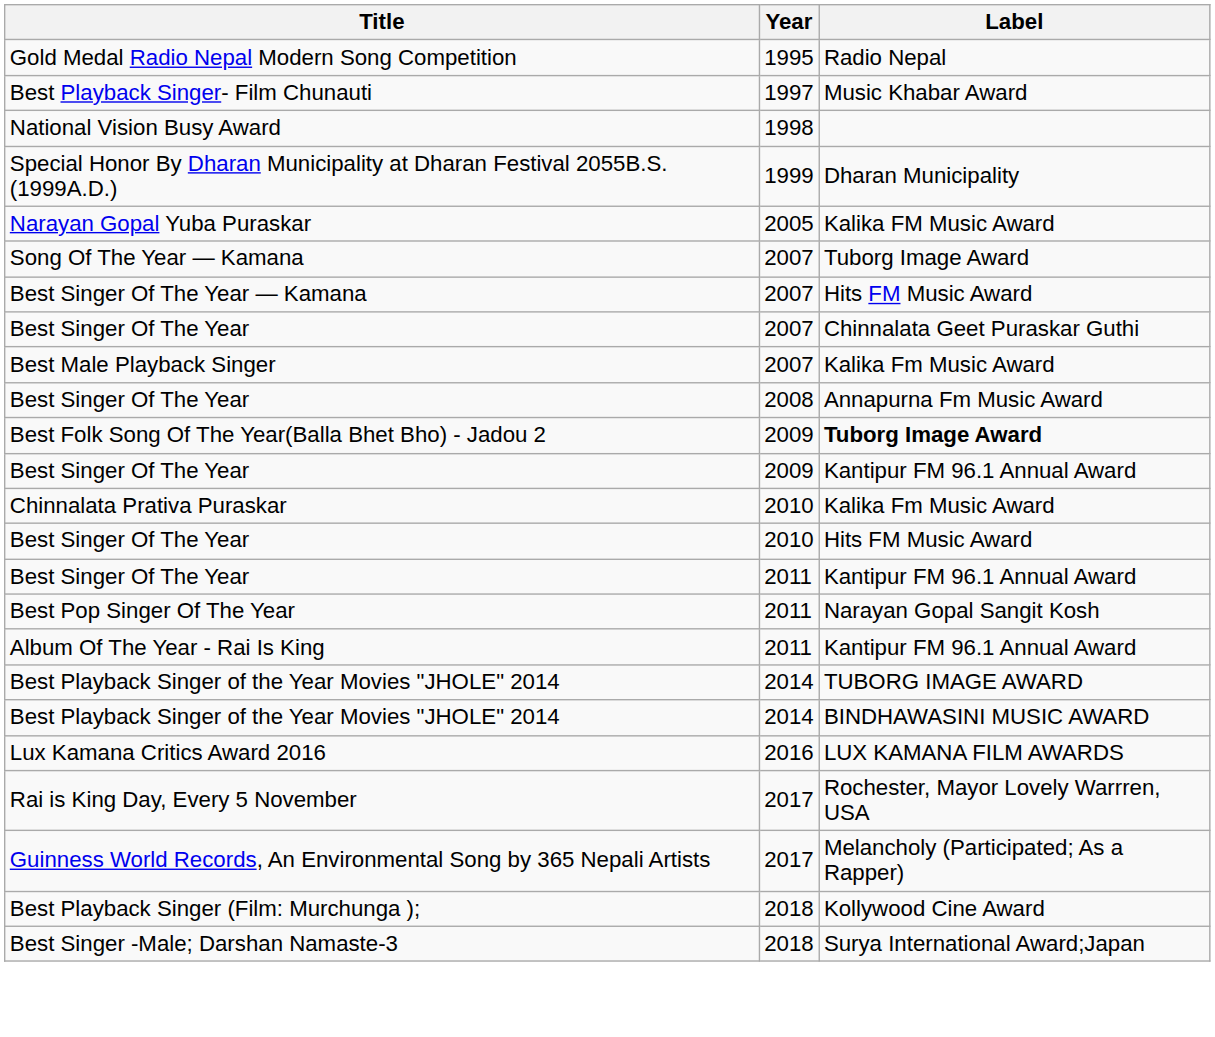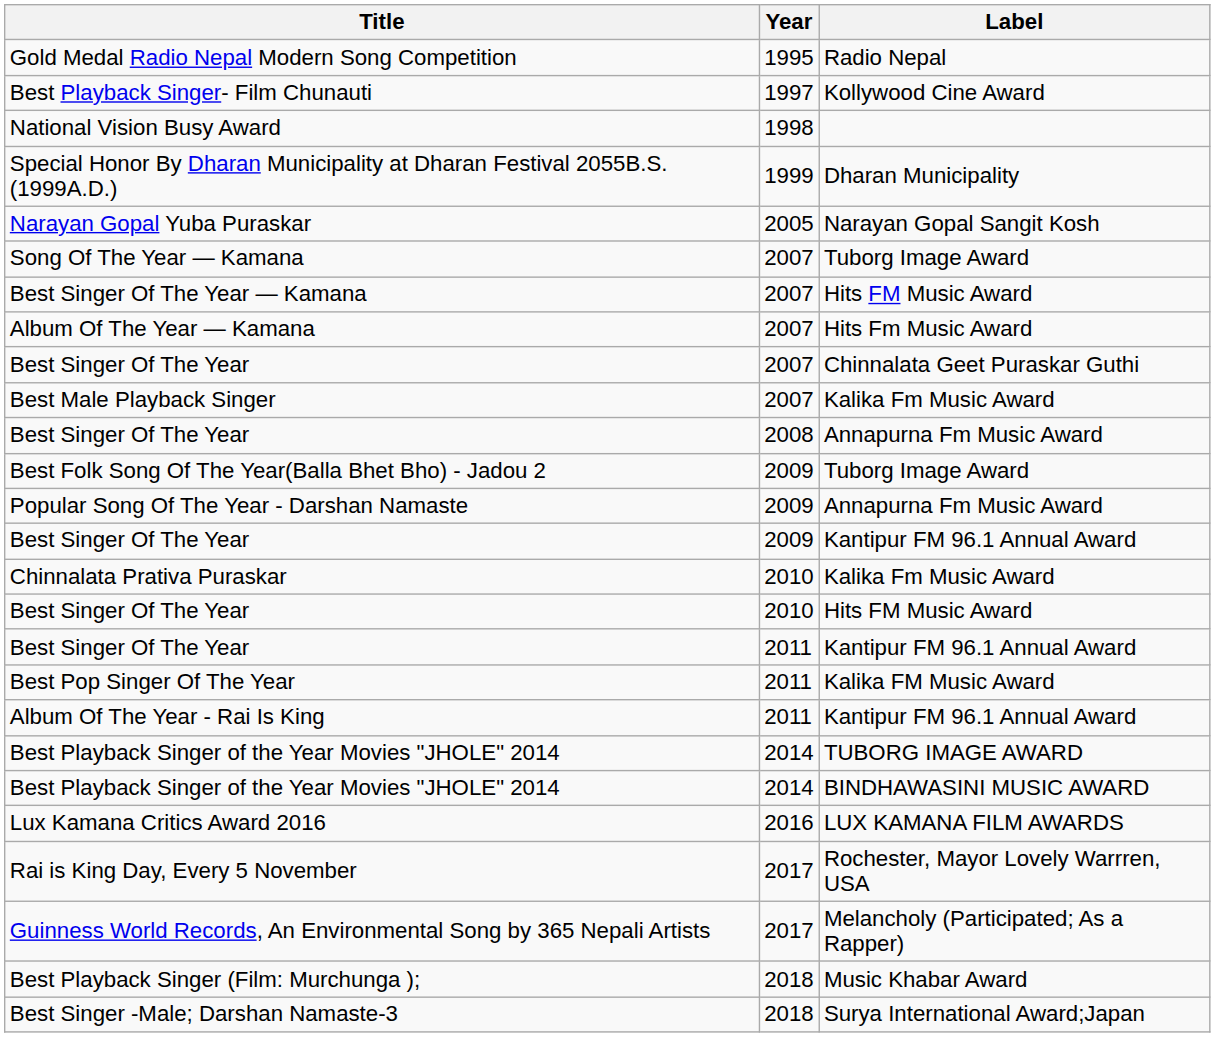(926, 92) Music Khabar Award -> (934, 92) Kollywood Cine Award
(939, 223) Kalika FM Music Award -> (962, 223) Narayan Gopal Sangit Kosh
+ row: (162, 329)
(933, 435) bold -> (926, 470) normal
+ row: (239, 505)
(962, 611) Narayan Gopal Sangit Kosh -> (939, 682) Kalika FM Music Award
(934, 908) Kollywood Cine Award -> (926, 978) Music Khabar Award
